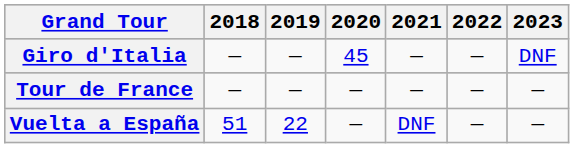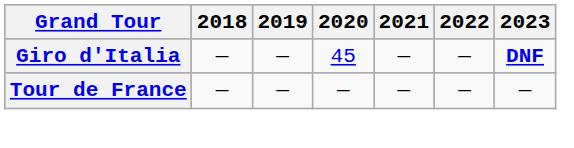(538, 56) normal -> (525, 56) bold
- row: (105, 125)
